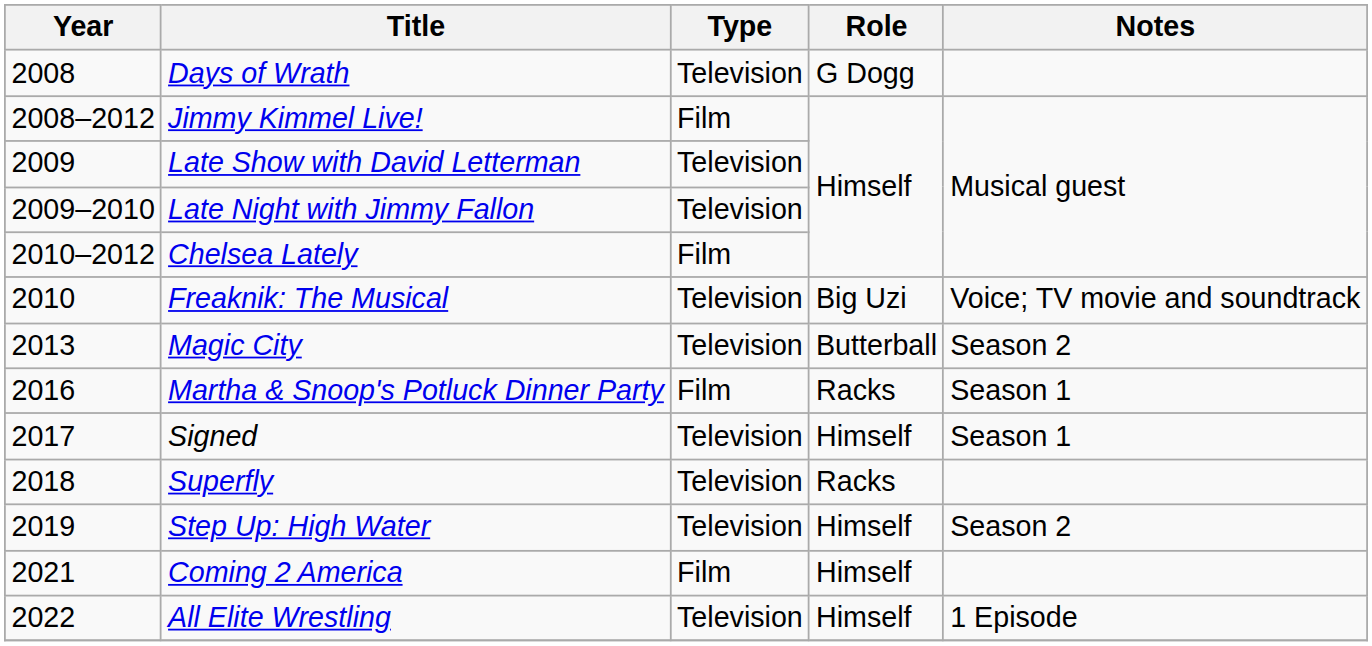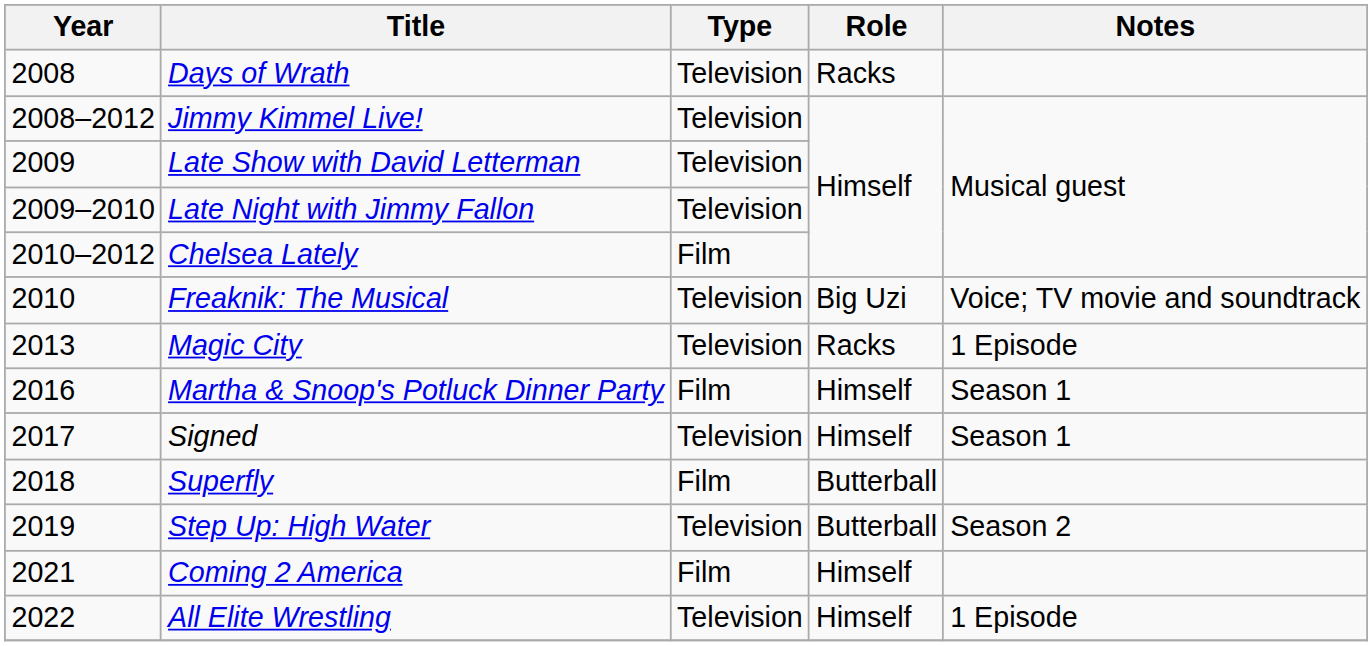(865, 72) G Dogg -> (856, 72) Racks
(704, 118) Film -> (740, 118) Television
(877, 345) Butterball -> (856, 345) Racks
(1011, 345) Season 2 -> (1014, 345) 1 Episode
(856, 390) Racks -> (864, 390) Himself
(740, 481) Television -> (704, 481) Film
(856, 481) Racks -> (877, 481) Butterball
(864, 526) Himself -> (877, 526) Butterball
